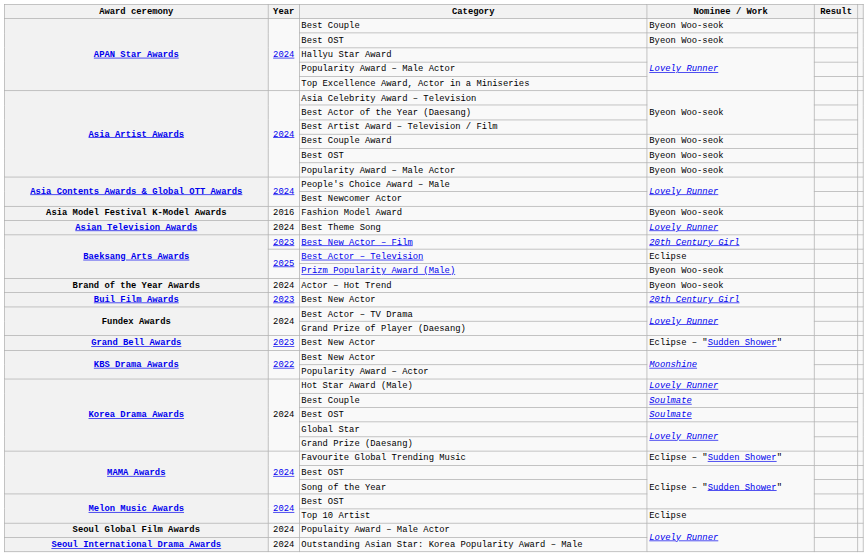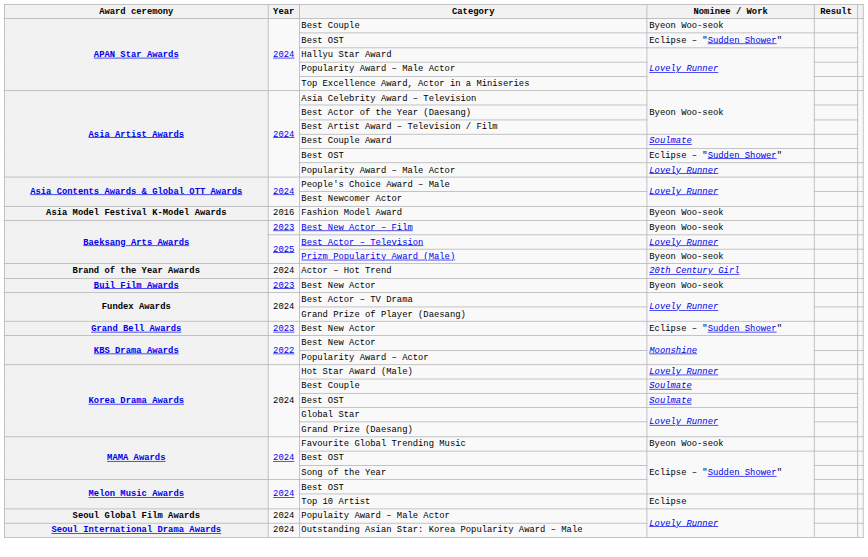(686, 40) Byeon Woo-seok -> (716, 40) Eclipse – "Sudden Shower"
(686, 141) Byeon Woo-seok -> (671, 141) Soulmate
(686, 156) Byeon Woo-seok -> (716, 156) Eclipse – "Sudden Shower"
(686, 170) Byeon Woo-seok -> (684, 170) Lovely Runner
- row: (136, 228)
(694, 242) 20th Century Girl -> (686, 228) Byeon Woo-seok
(668, 256) Eclipse -> (684, 242) Lovely Runner
(686, 285) Byeon Woo-seok -> (694, 271) 20th Century Girl
(694, 300) 20th Century Girl -> (686, 285) Byeon Woo-seok
(716, 458) Eclipse – "Sudden Shower" -> (686, 444) Byeon Woo-seok
